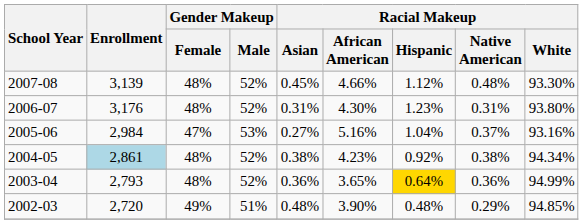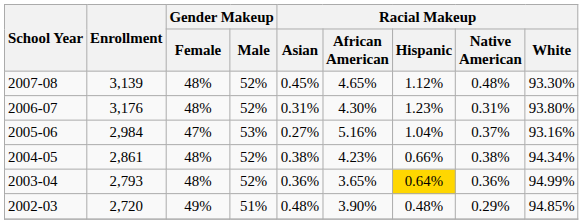(357, 83) 4.66% -> (357, 83) 4.65%
(126, 157) lightblue background -> (126, 157) no background
(424, 157) 0.92% -> (424, 157) 0.66%
